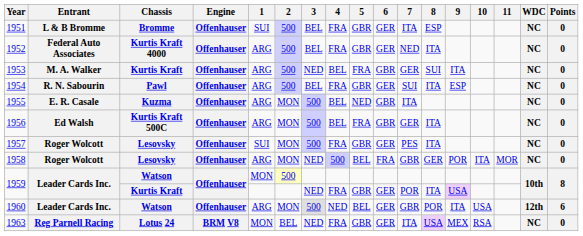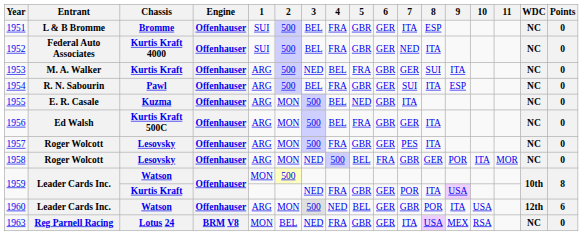(262, 49) ARG -> (262, 49) SUI
(262, 144) SUI -> (262, 144) ARG
